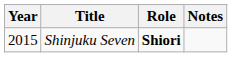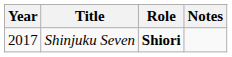(23, 39) 2015 -> (23, 39) 2017
